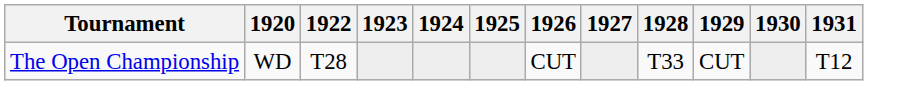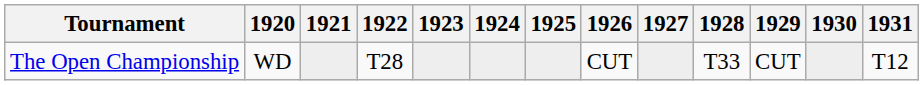+ column: (329, 23)
